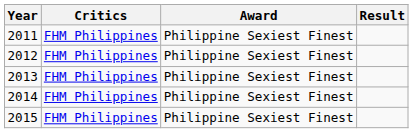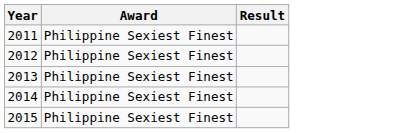- column: (101, 15)
